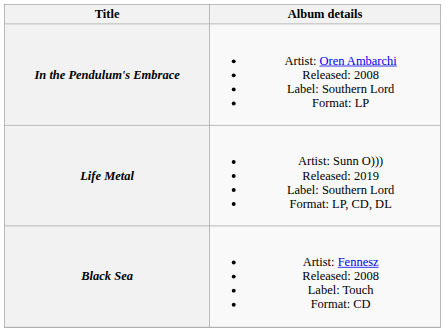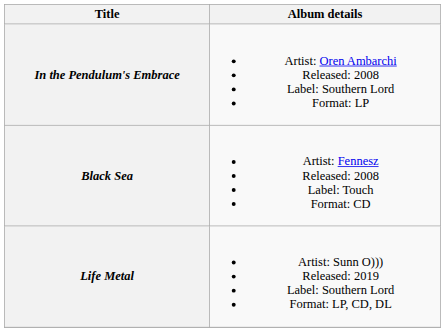rows swapped: (107, 276) <-> (107, 175)
